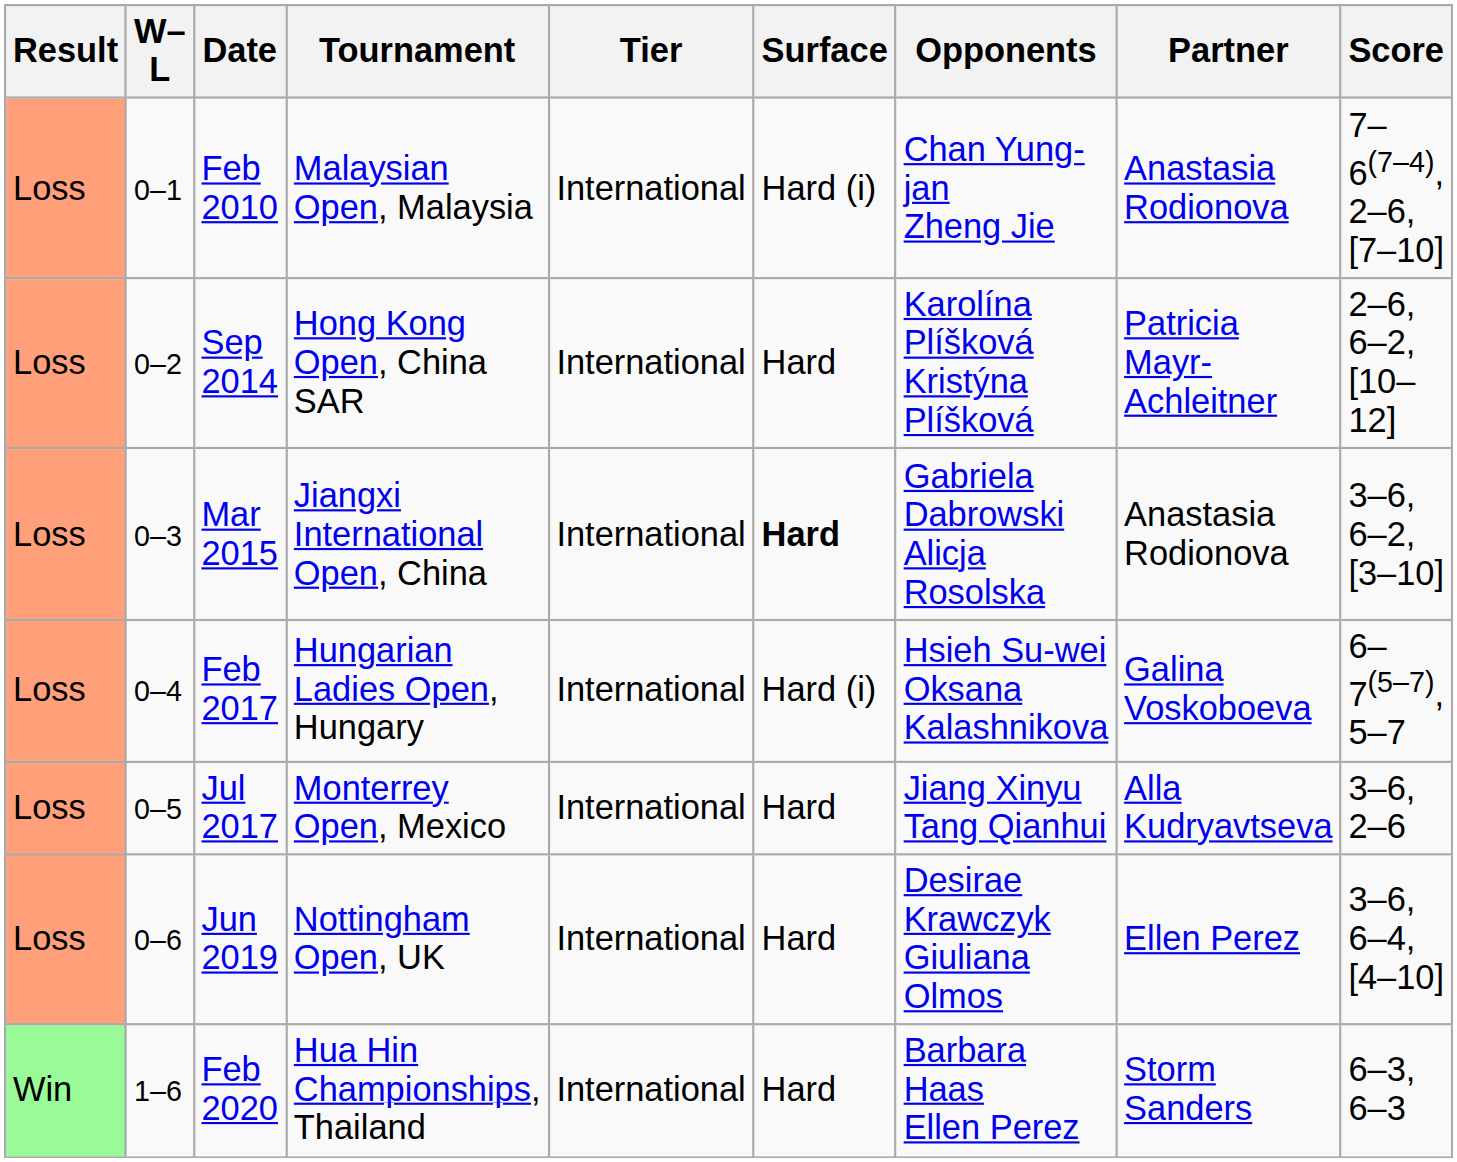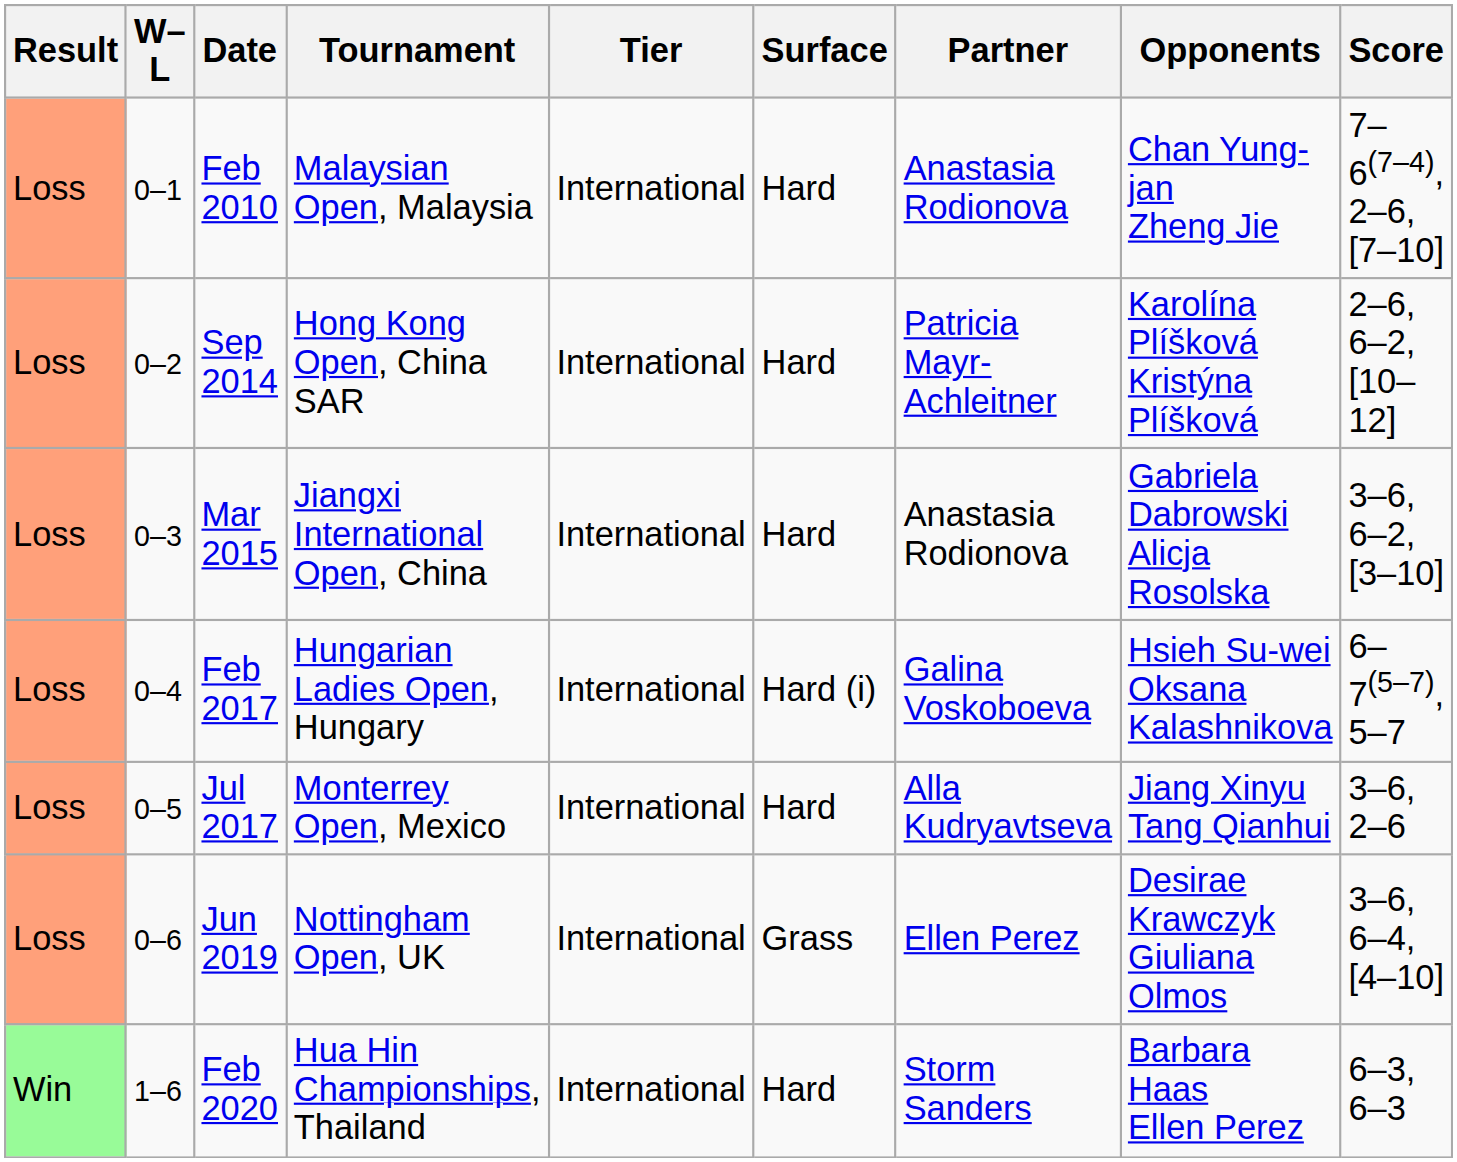columns swapped: (1228, 51) <-> (1006, 51)
(819, 187) Hard (i) -> (799, 187) Hard
(801, 533) bold -> (799, 533) normal
(799, 938) Hard -> (807, 938) Grass
